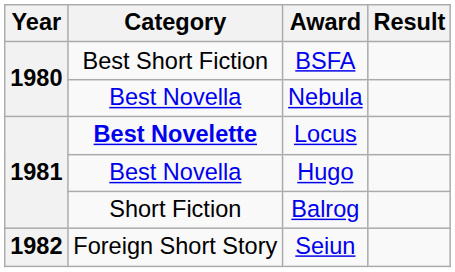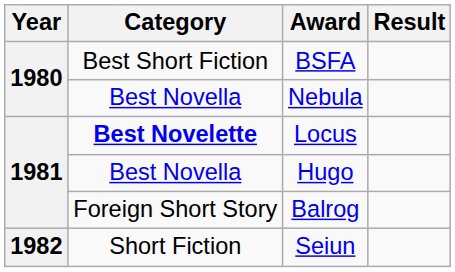(175, 209) Short Fiction -> (175, 209) Foreign Short Story
(175, 246) Foreign Short Story -> (175, 246) Short Fiction
